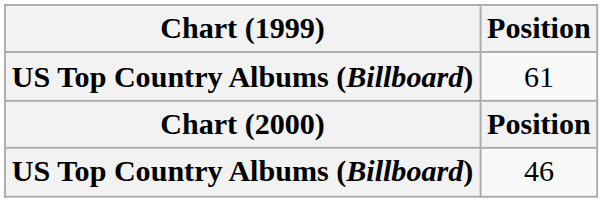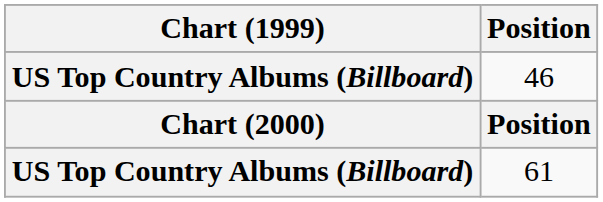rows swapped: (539, 76) <-> (539, 171)
